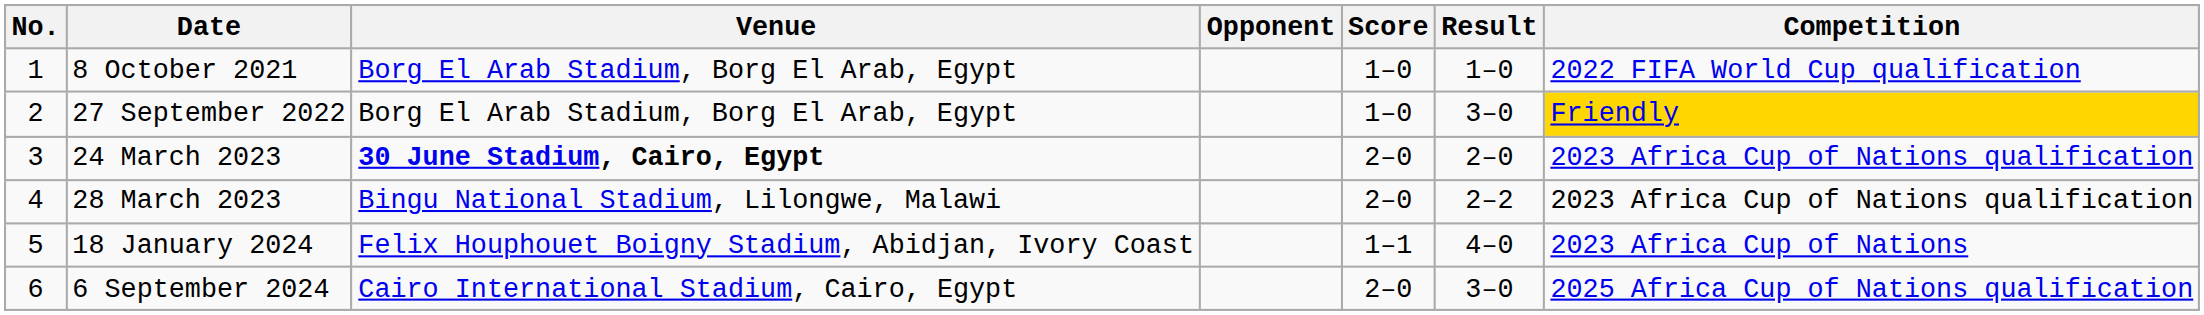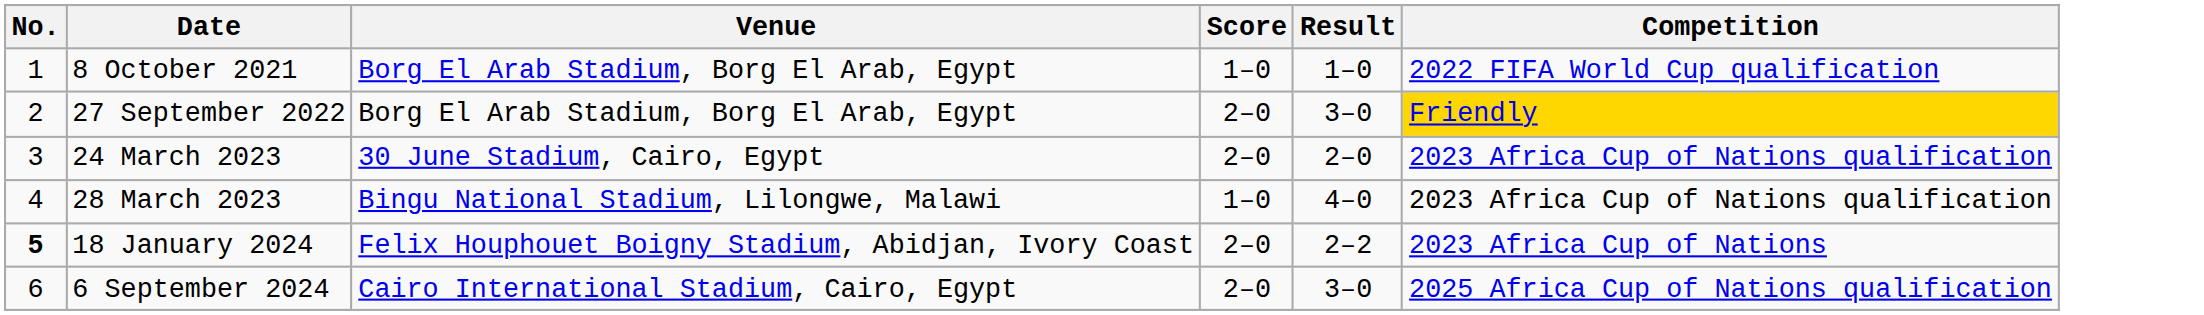- column: (1271, 27)
(1388, 114) 1–0 -> (1247, 114) 2–0
(591, 158) bold -> (591, 158) normal
(1388, 201) 2–0 -> (1247, 201) 1–0
(1489, 201) 2–2 -> (1348, 201) 4–0
(36, 245) normal -> (36, 245) bold
(1388, 245) 1–1 -> (1247, 245) 2–0
(1489, 245) 4–0 -> (1348, 245) 2–2
